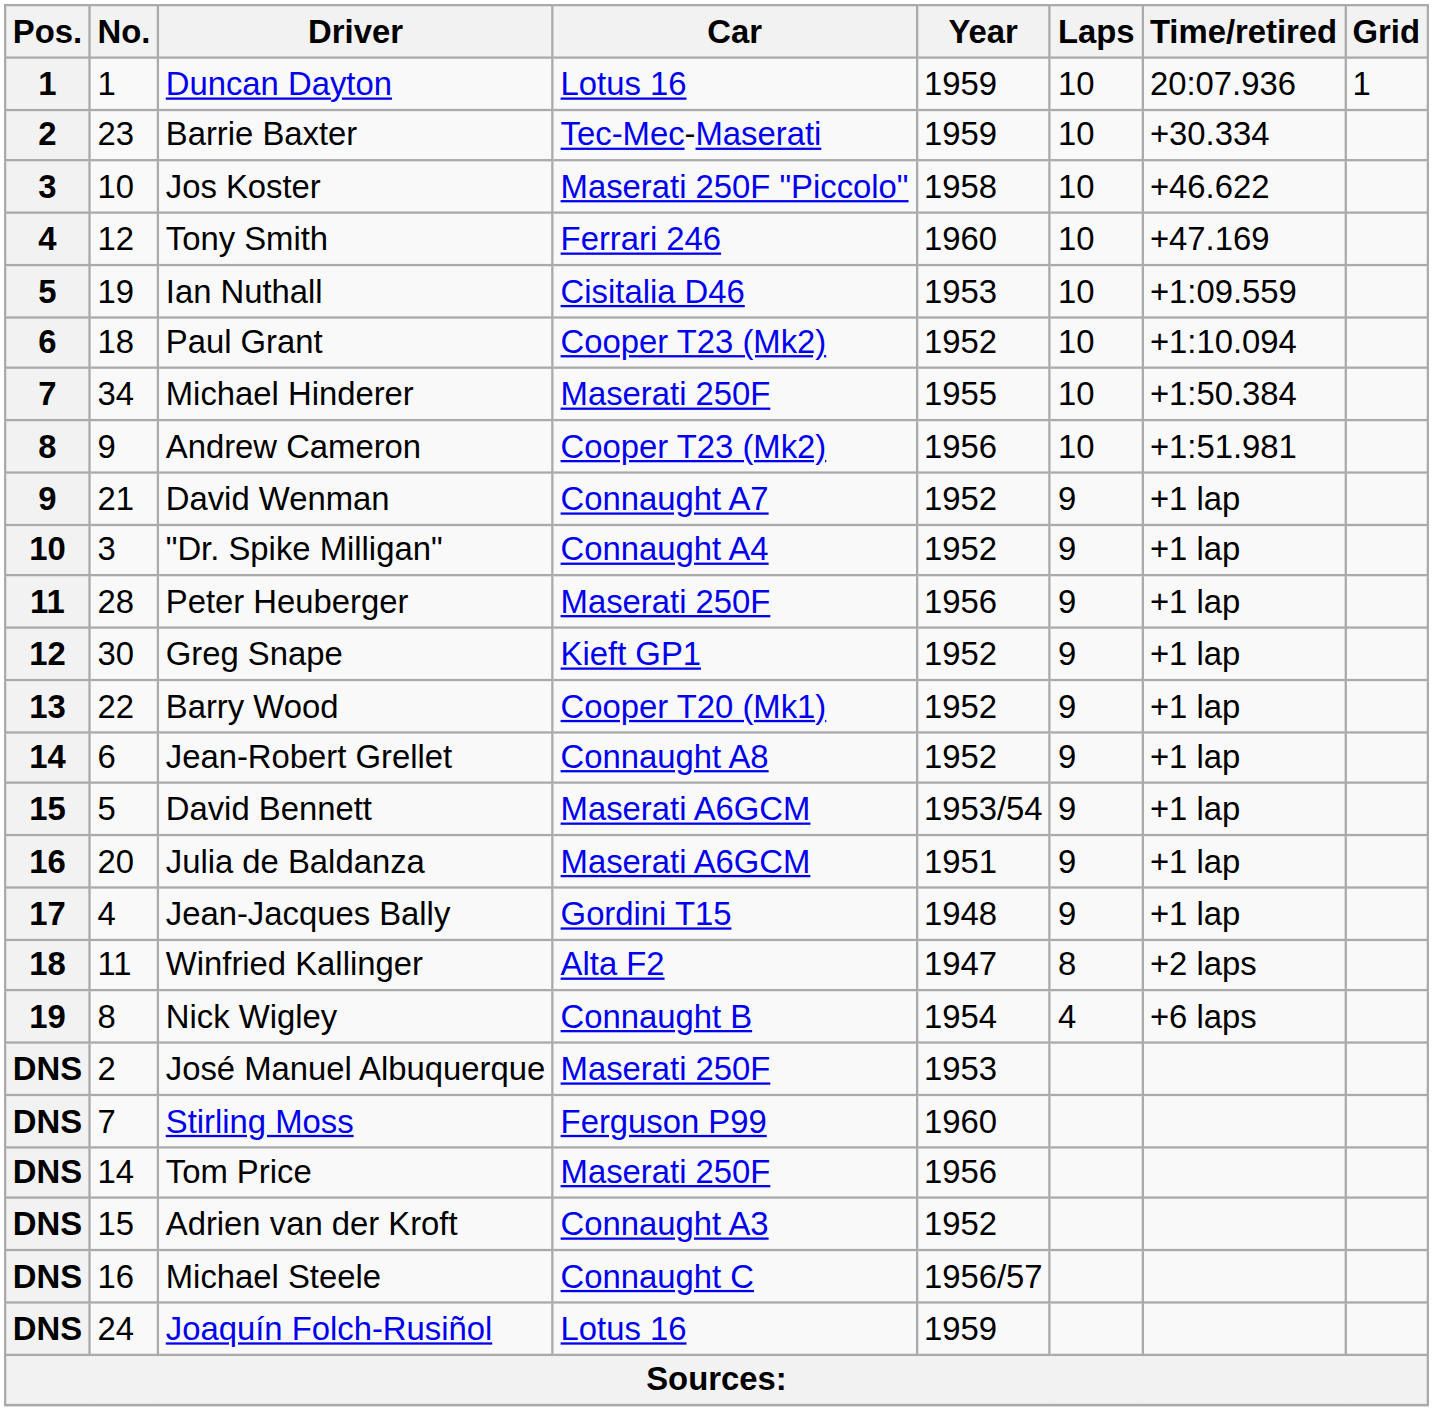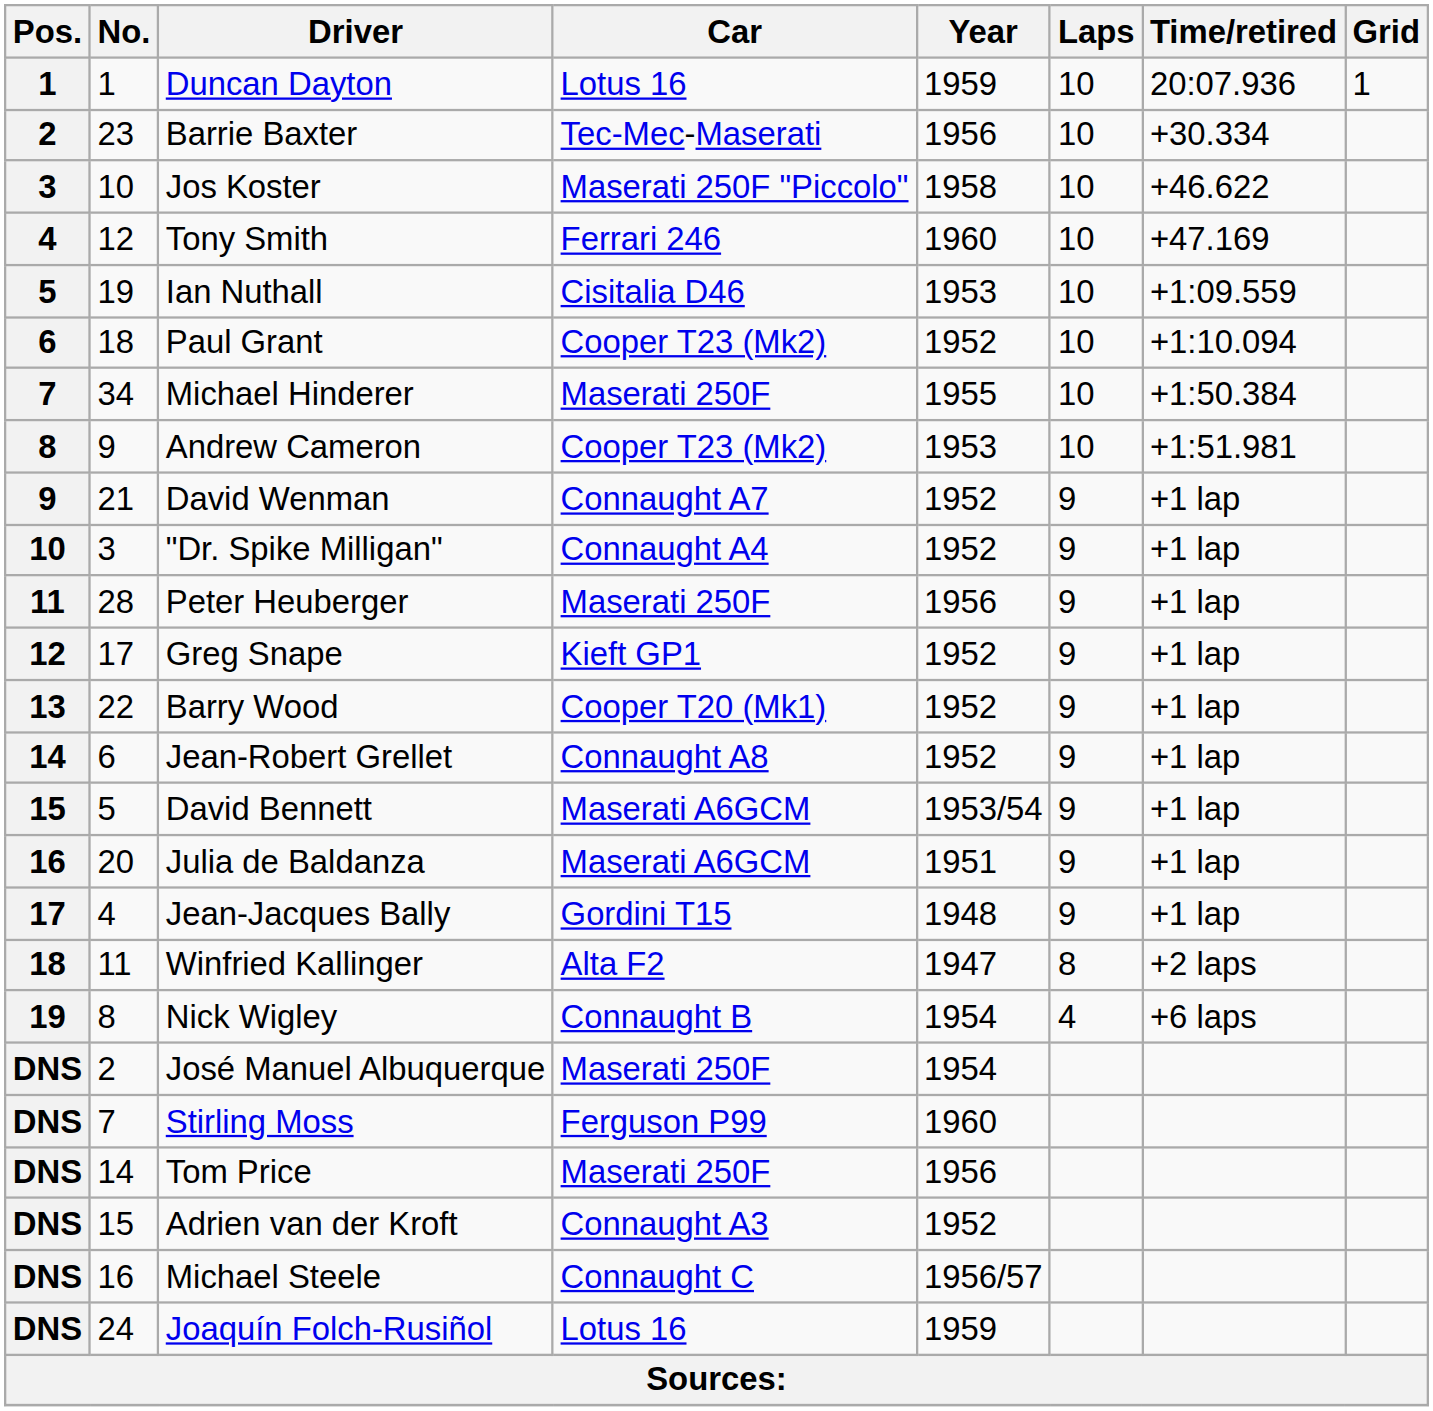(960, 135) 1959 -> (960, 135) 1956
(960, 446) 1956 -> (960, 446) 1953
(116, 654) 30 -> (116, 654) 17
(960, 1069) 1953 -> (960, 1069) 1954
